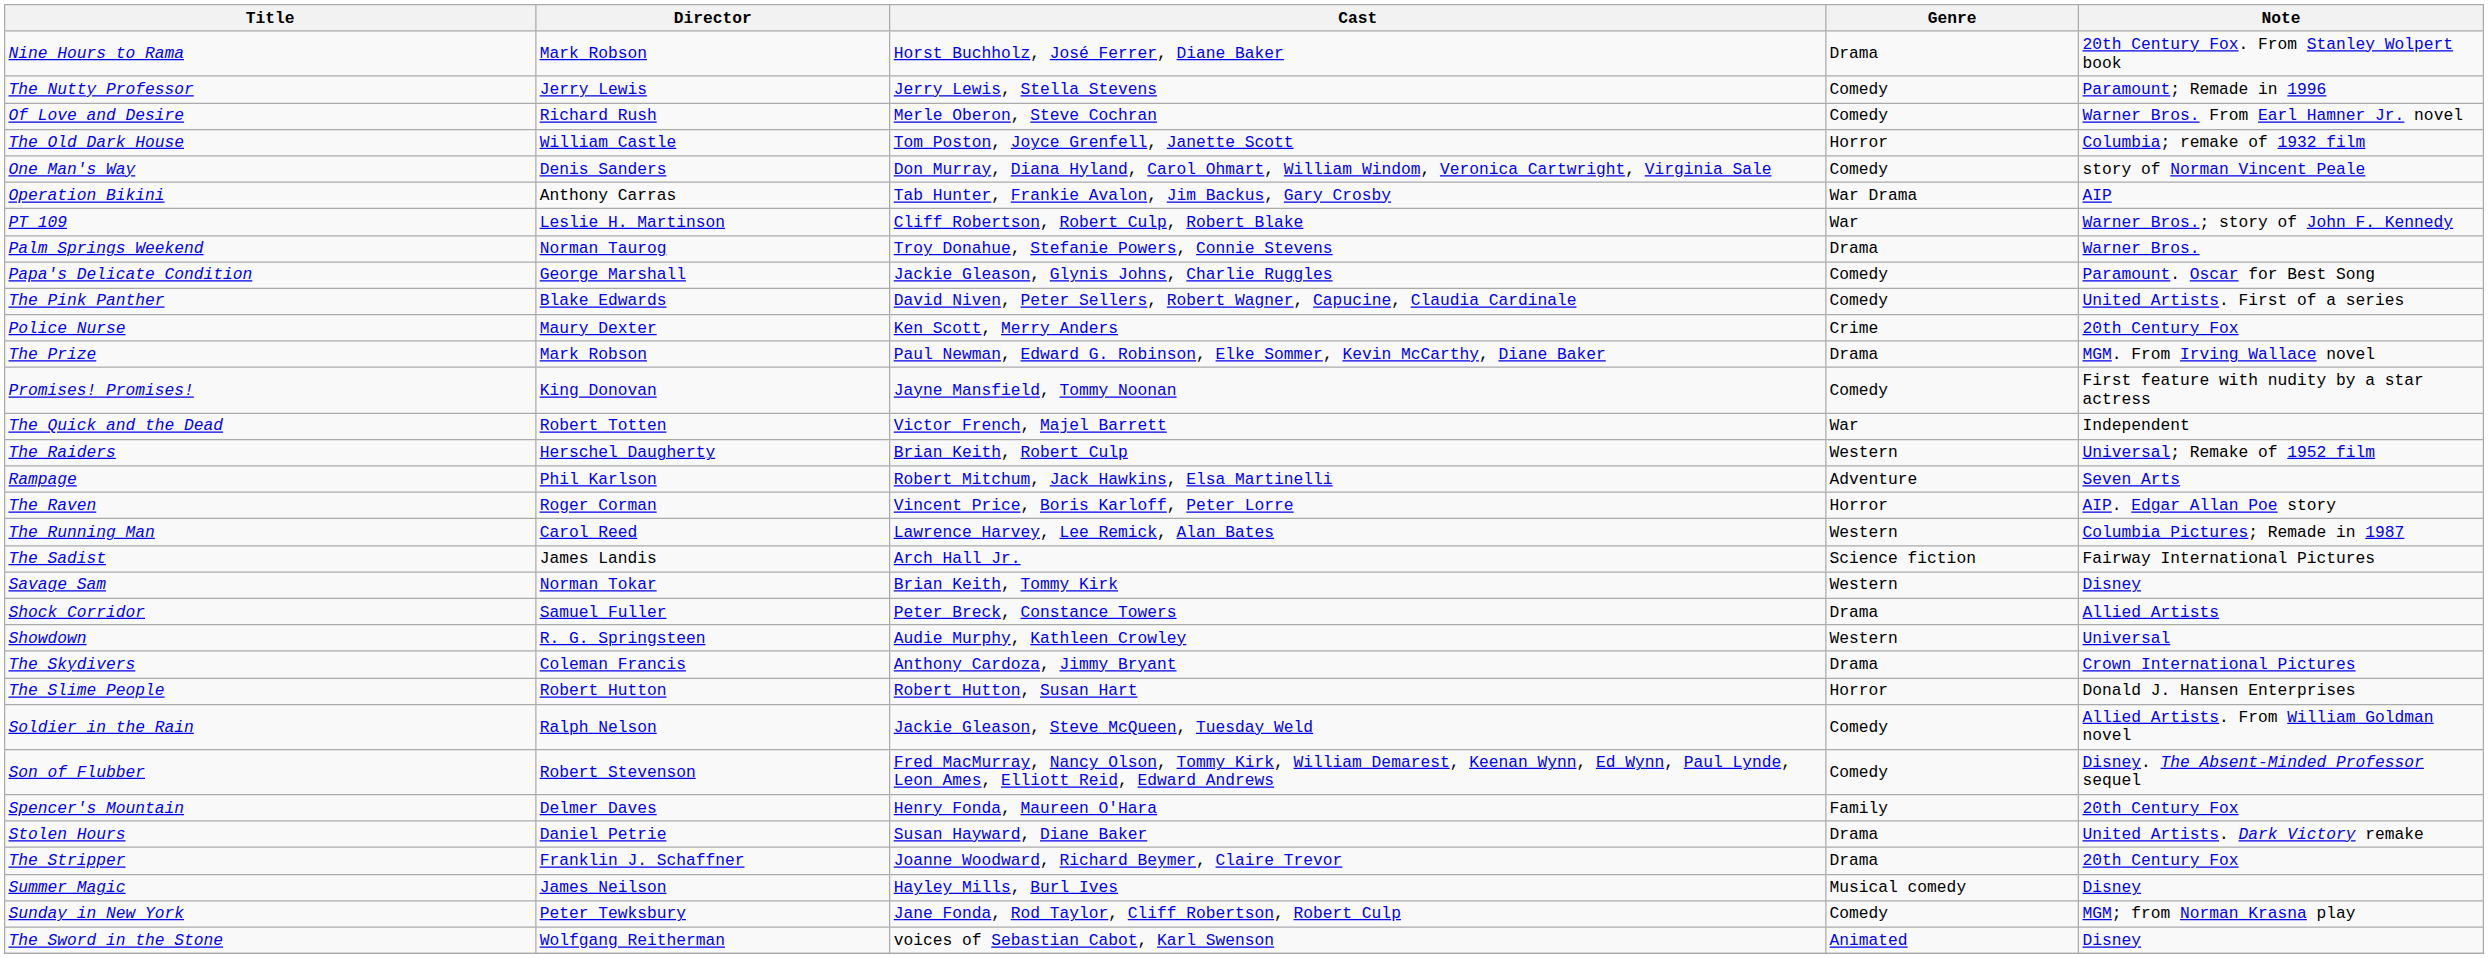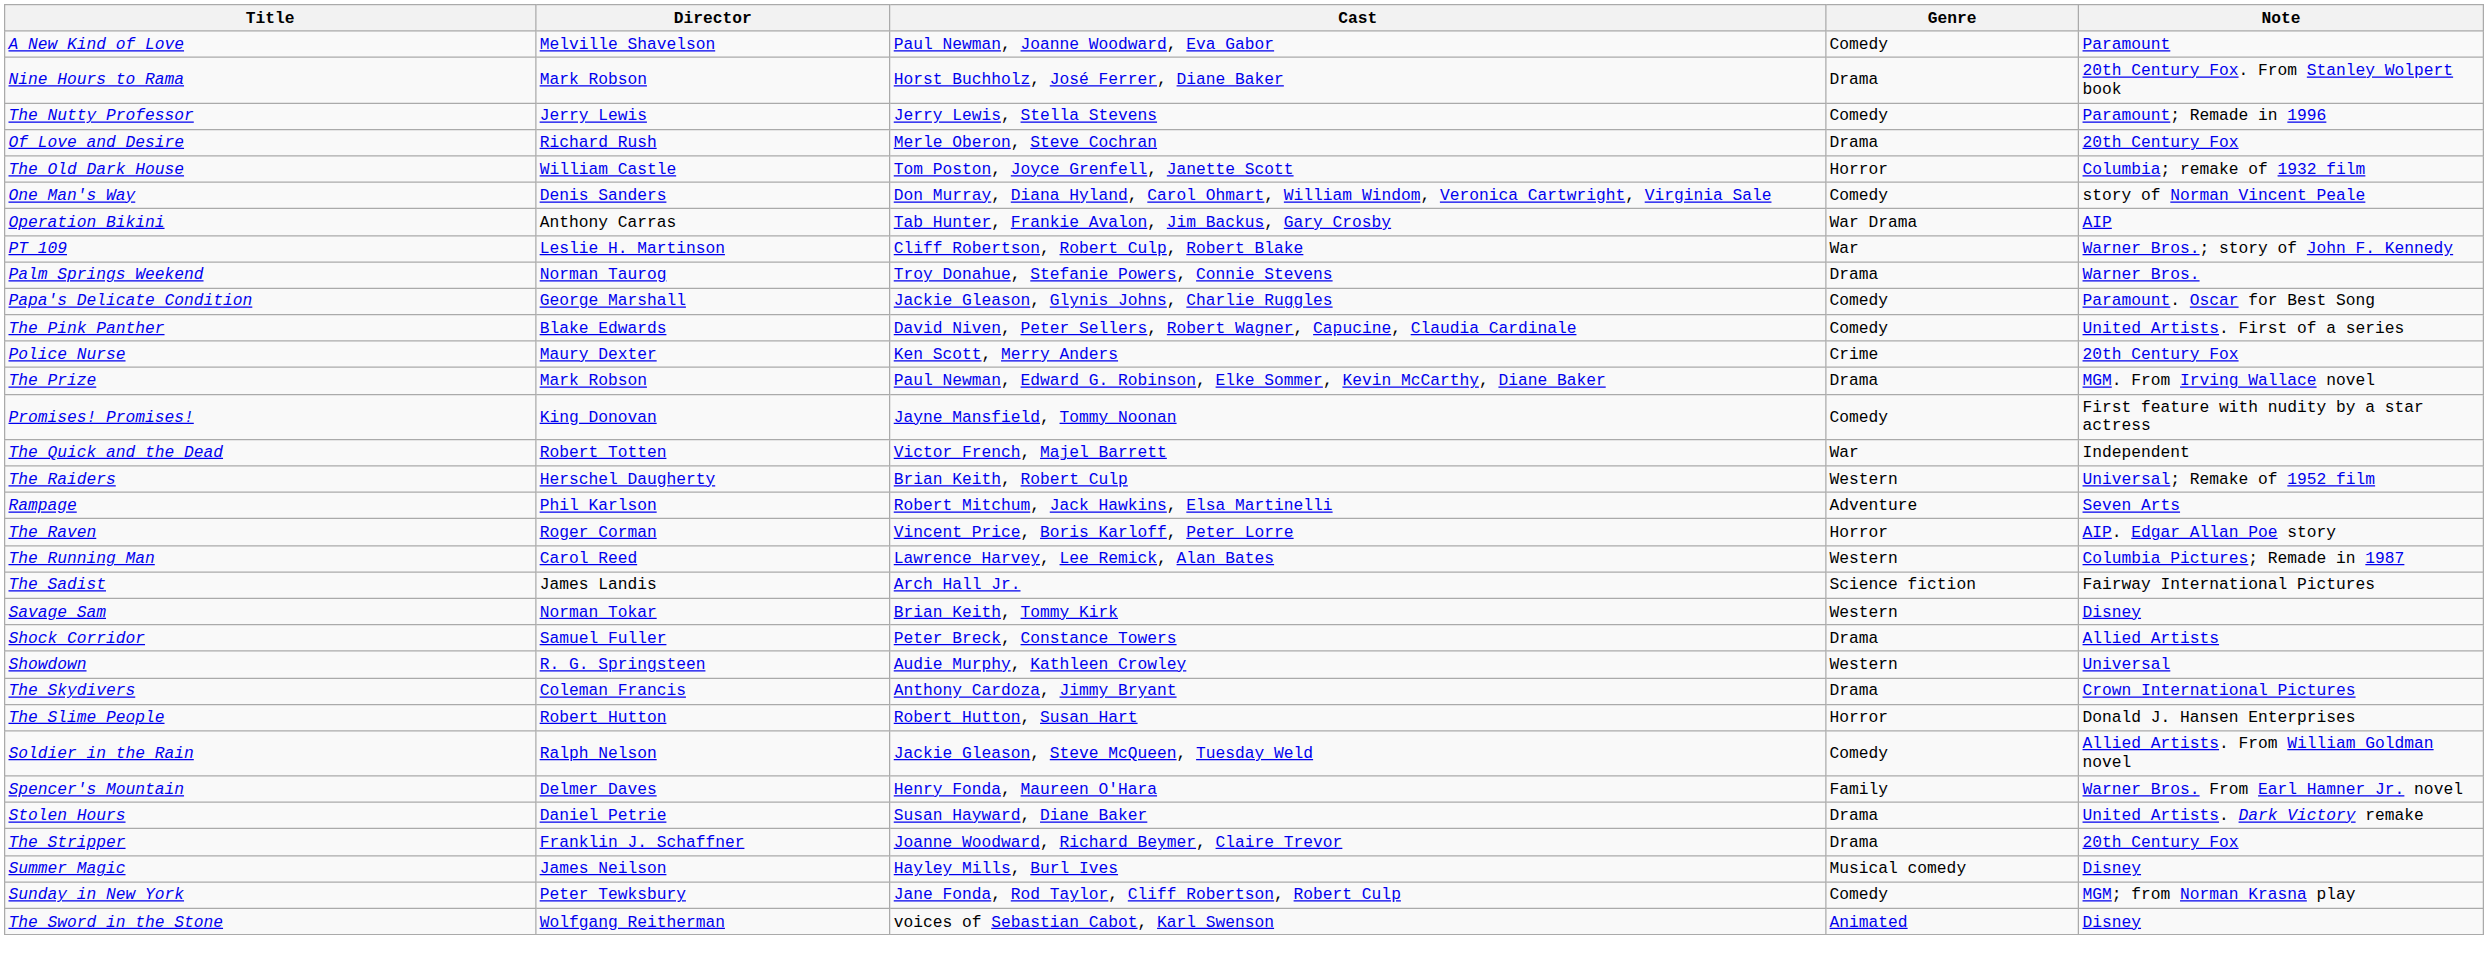+ row: (96, 44)
(1859, 116) Comedy -> (1854, 143) Drama
(2273, 116) Warner Bros. From Earl Hamner Jr. novel -> (2161, 143) 20th Century Fox
- row: (77, 772)
(2161, 808) 20th Century Fox -> (2273, 789) Warner Bros. From Earl Hamner Jr. novel
